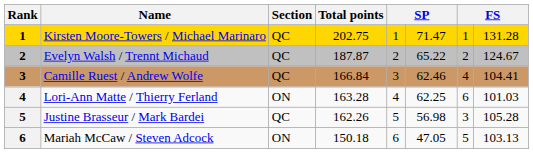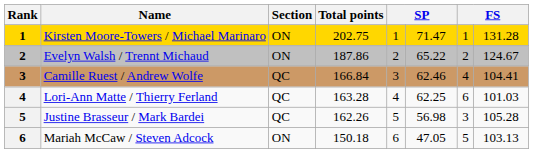(281, 35) QC -> (281, 35) ON
(281, 55) QC -> (281, 55) ON
(351, 55) 187.87 -> (351, 55) 187.86
(281, 96) ON -> (281, 96) QC
